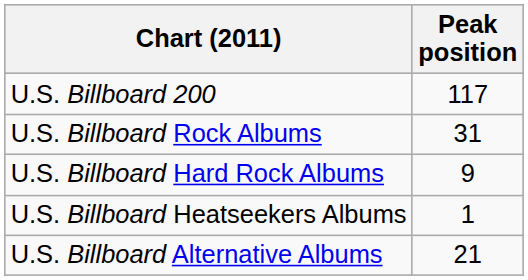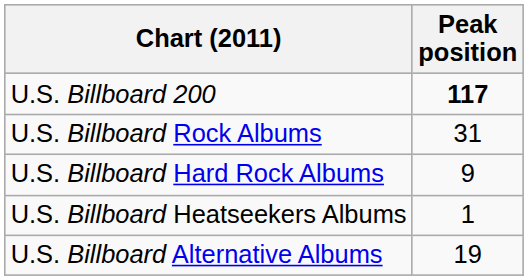(468, 93) normal -> (468, 93) bold
(468, 255) 21 -> (468, 255) 19
